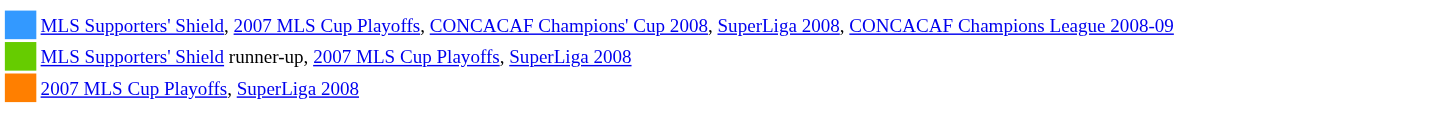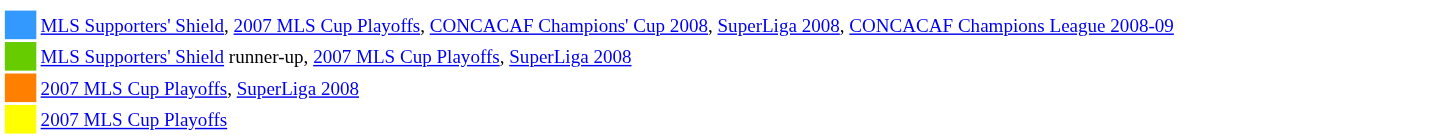+ row: (134, 120)
